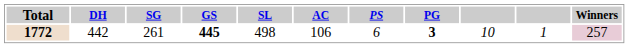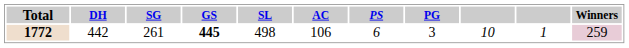(432, 32) bold -> (432, 32) normal
(597, 32) 257 -> (597, 32) 259
